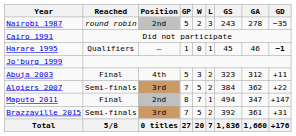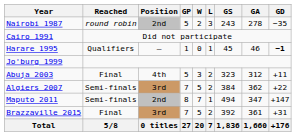(111, 100) Final -> (111, 100) Semi-finals
(111, 112) Semi-finals -> (111, 112) Final
